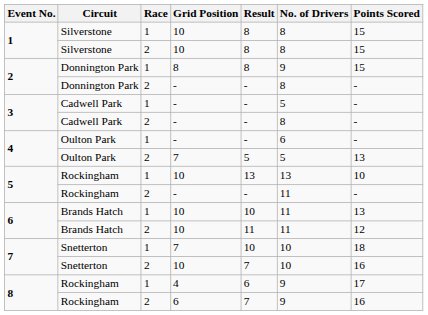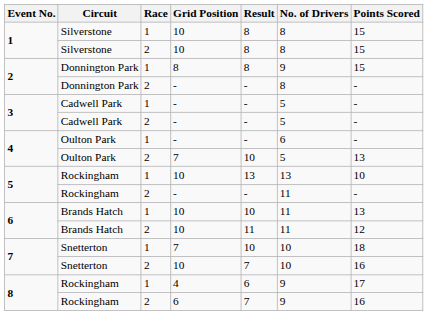(283, 121) 8 -> (283, 121) 5
(247, 157) 5 -> (249, 157) 10
